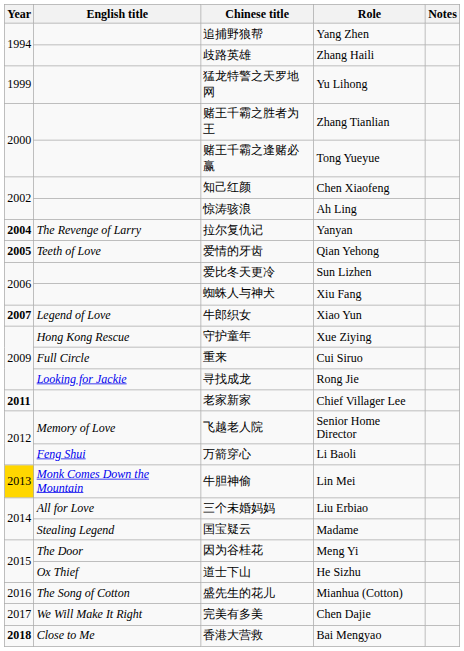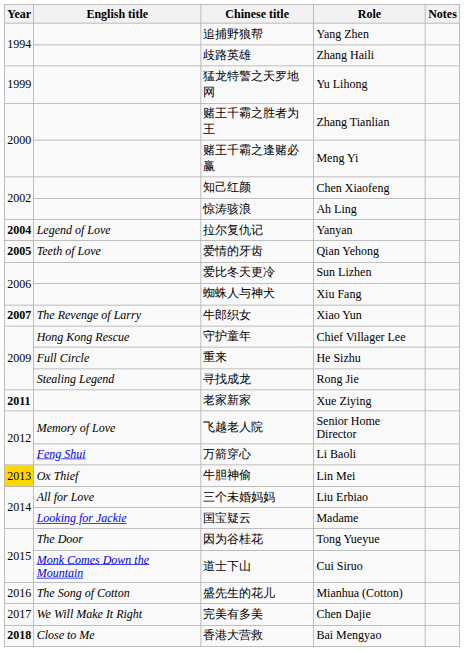(348, 158) Tong Yueyue -> (337, 158) Meng Yi
(89, 230) The Revenge of Larry -> (74, 230) Legend of Love
(74, 315) Legend of Love -> (89, 315) The Revenge of Larry
(344, 336) Xue Ziying -> (361, 336) Chief Villager Lee
(340, 358) Cui Siruo -> (339, 358) He Sizhu
(82, 379) Looking for Jackie -> (76, 379) Stealing Legend
(361, 400) Chief Villager Lee -> (344, 400) Xue Ziying
(93, 481) Monk Comes Down the Mountain -> (58, 475) Ox Thief
(76, 529) Stealing Legend -> (82, 518) Looking for Jackie
(337, 550) Meng Yi -> (348, 539) Tong Yueyue
(58, 572) Ox Thief -> (93, 566) Monk Comes Down the Mountain
(339, 572) He Sizhu -> (340, 566) Cui Siruo
